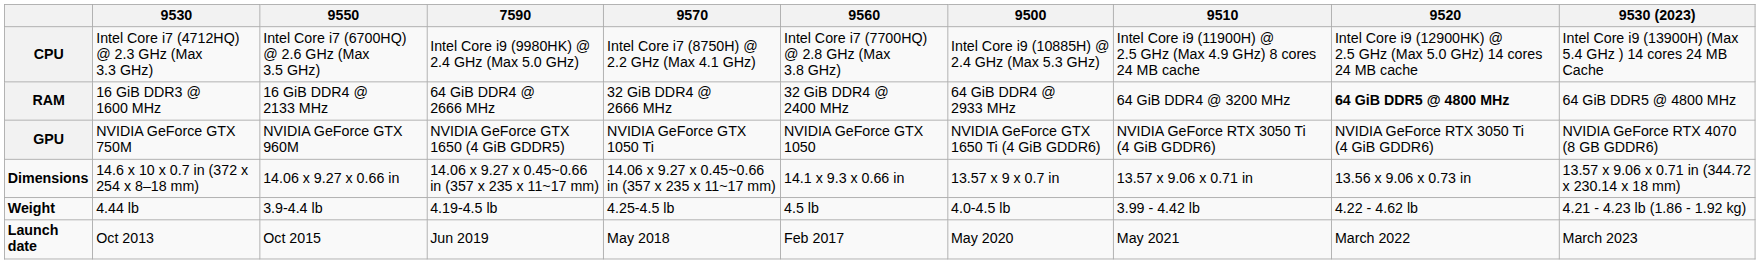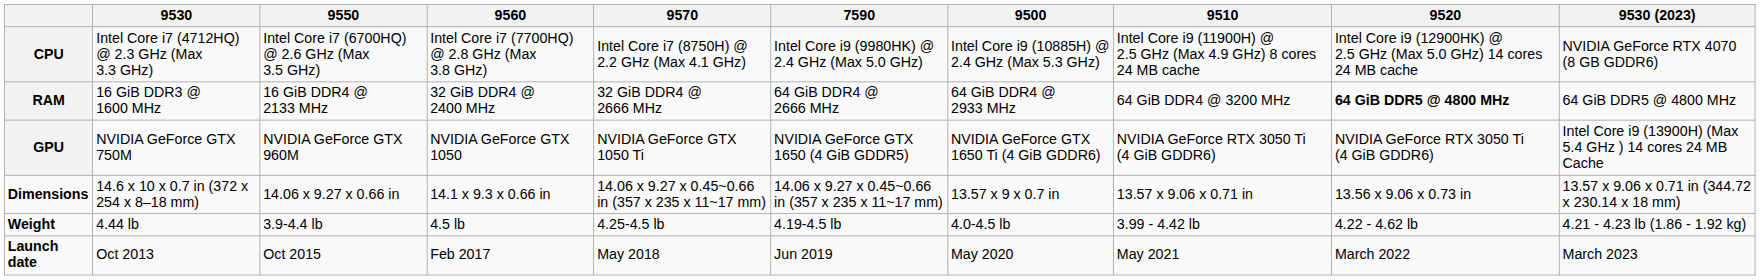columns swapped: (864, 15) <-> (515, 15)
(1650, 54) Intel Core i9 (13900H) (Max 5.4 GHz ) 14 cores 24 MB Cache -> (1649, 54) NVIDIA GeForce RTX 4070 (8 GB GDDR6)
(1649, 139) NVIDIA GeForce RTX 4070 (8 GB GDDR6) -> (1650, 147) Intel Core i9 (13900H) (Max 5.4 GHz ) 14 cores 24 MB Cache
